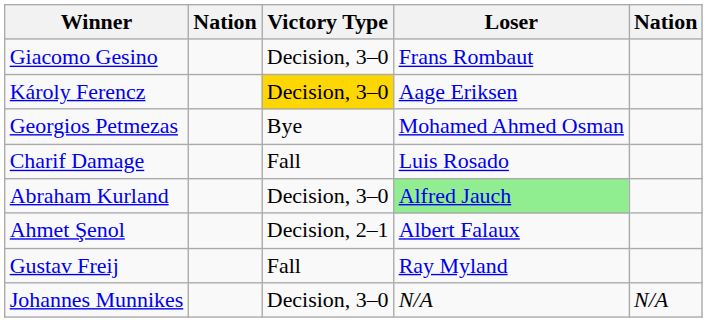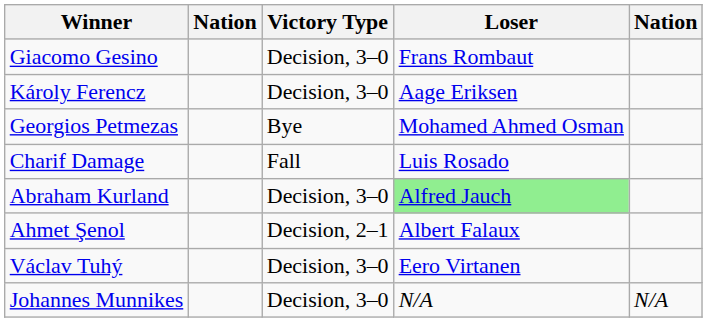(328, 91) gold background -> (328, 91) no background
- row: (64, 265)
+ row: (66, 265)
